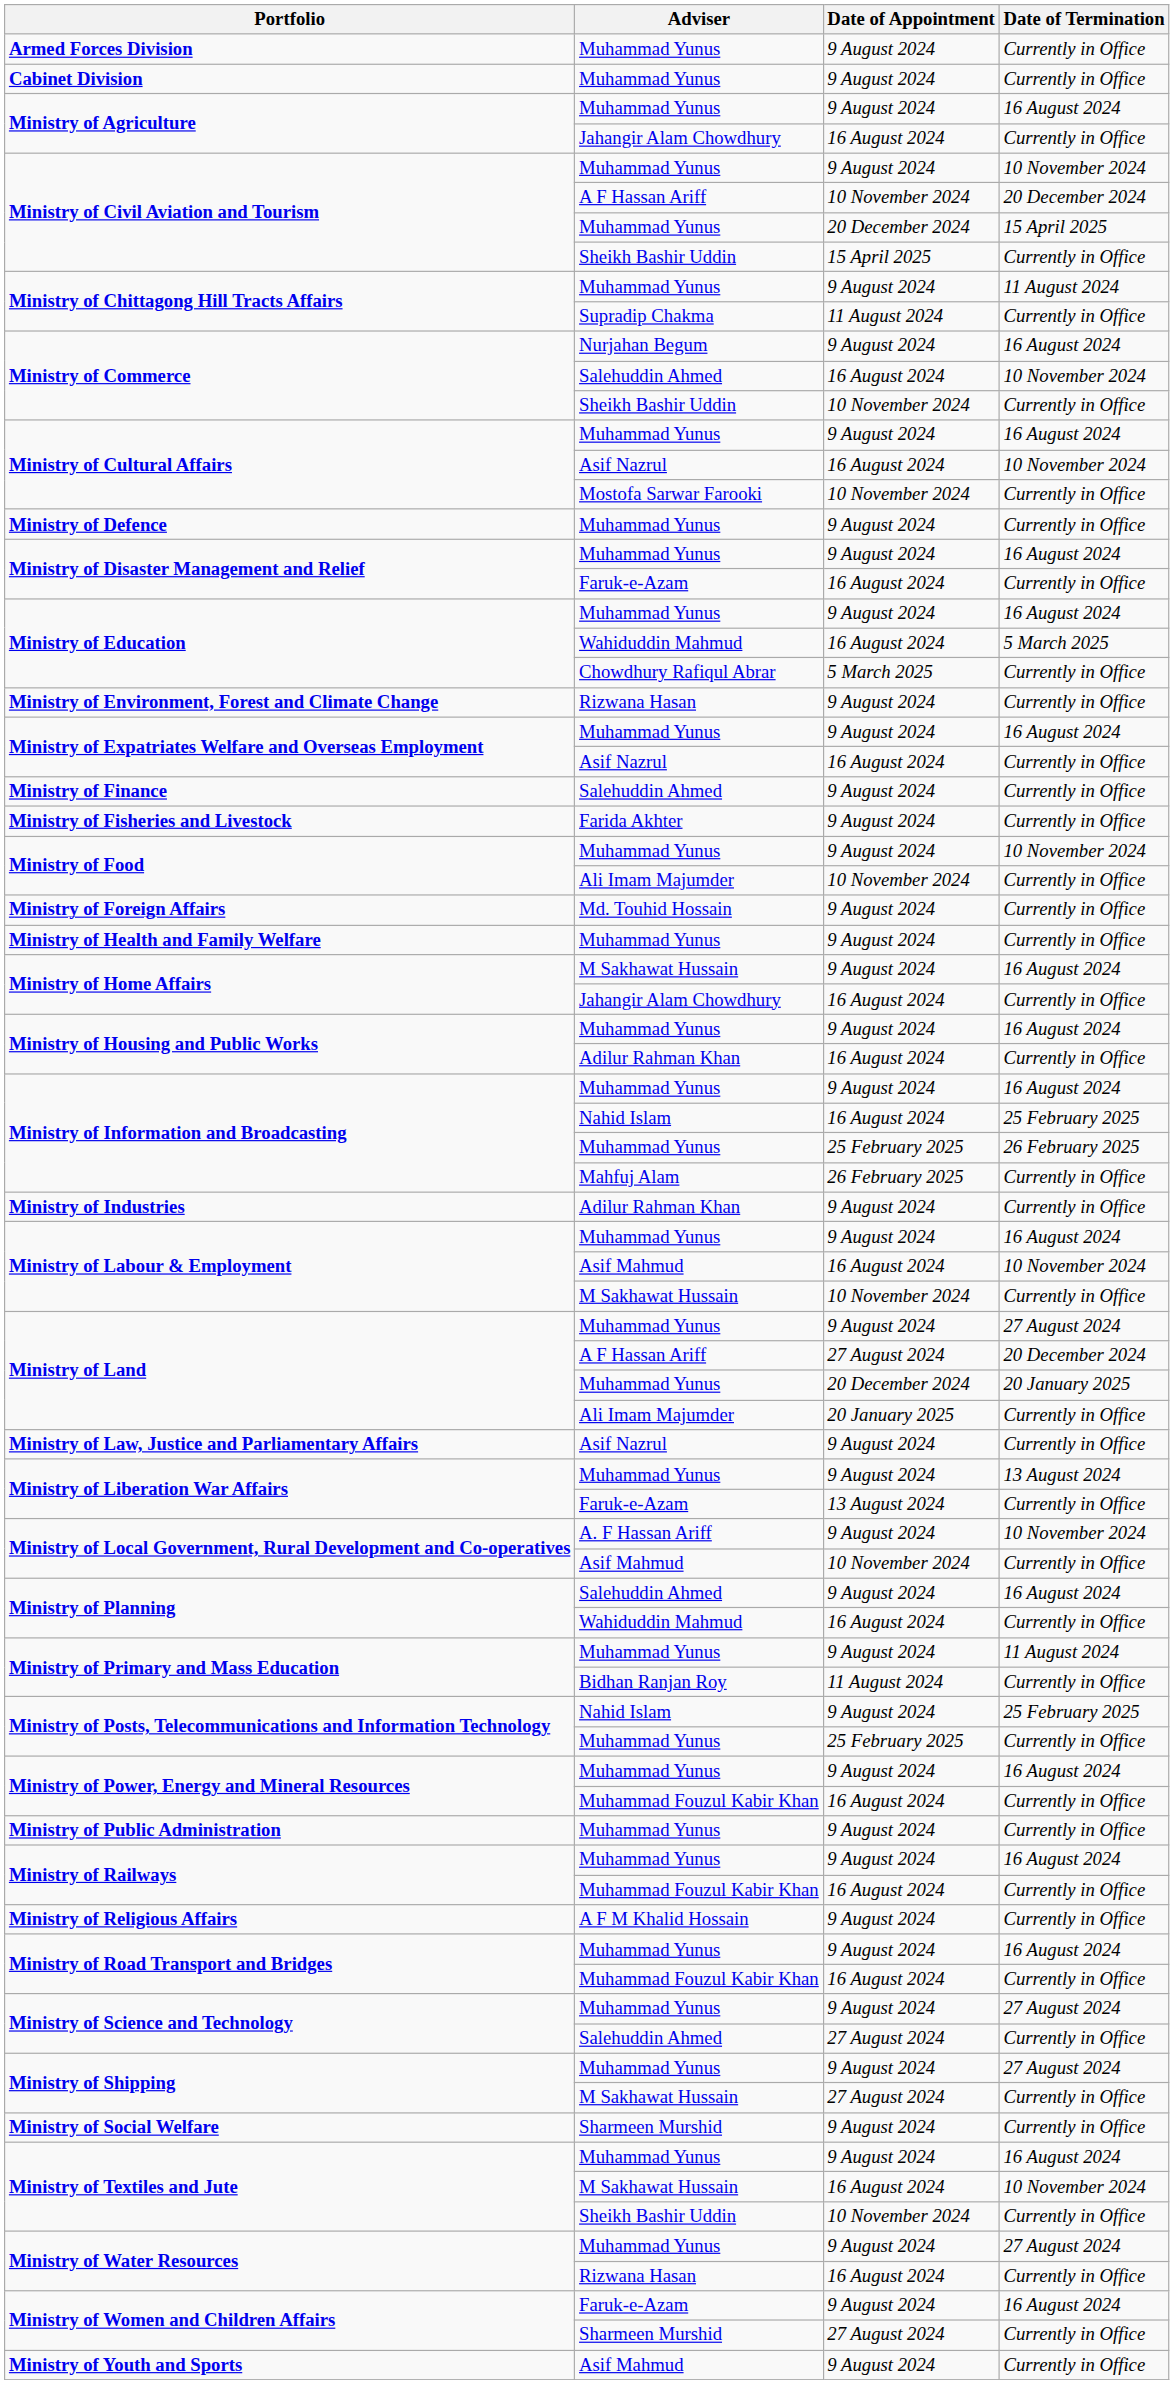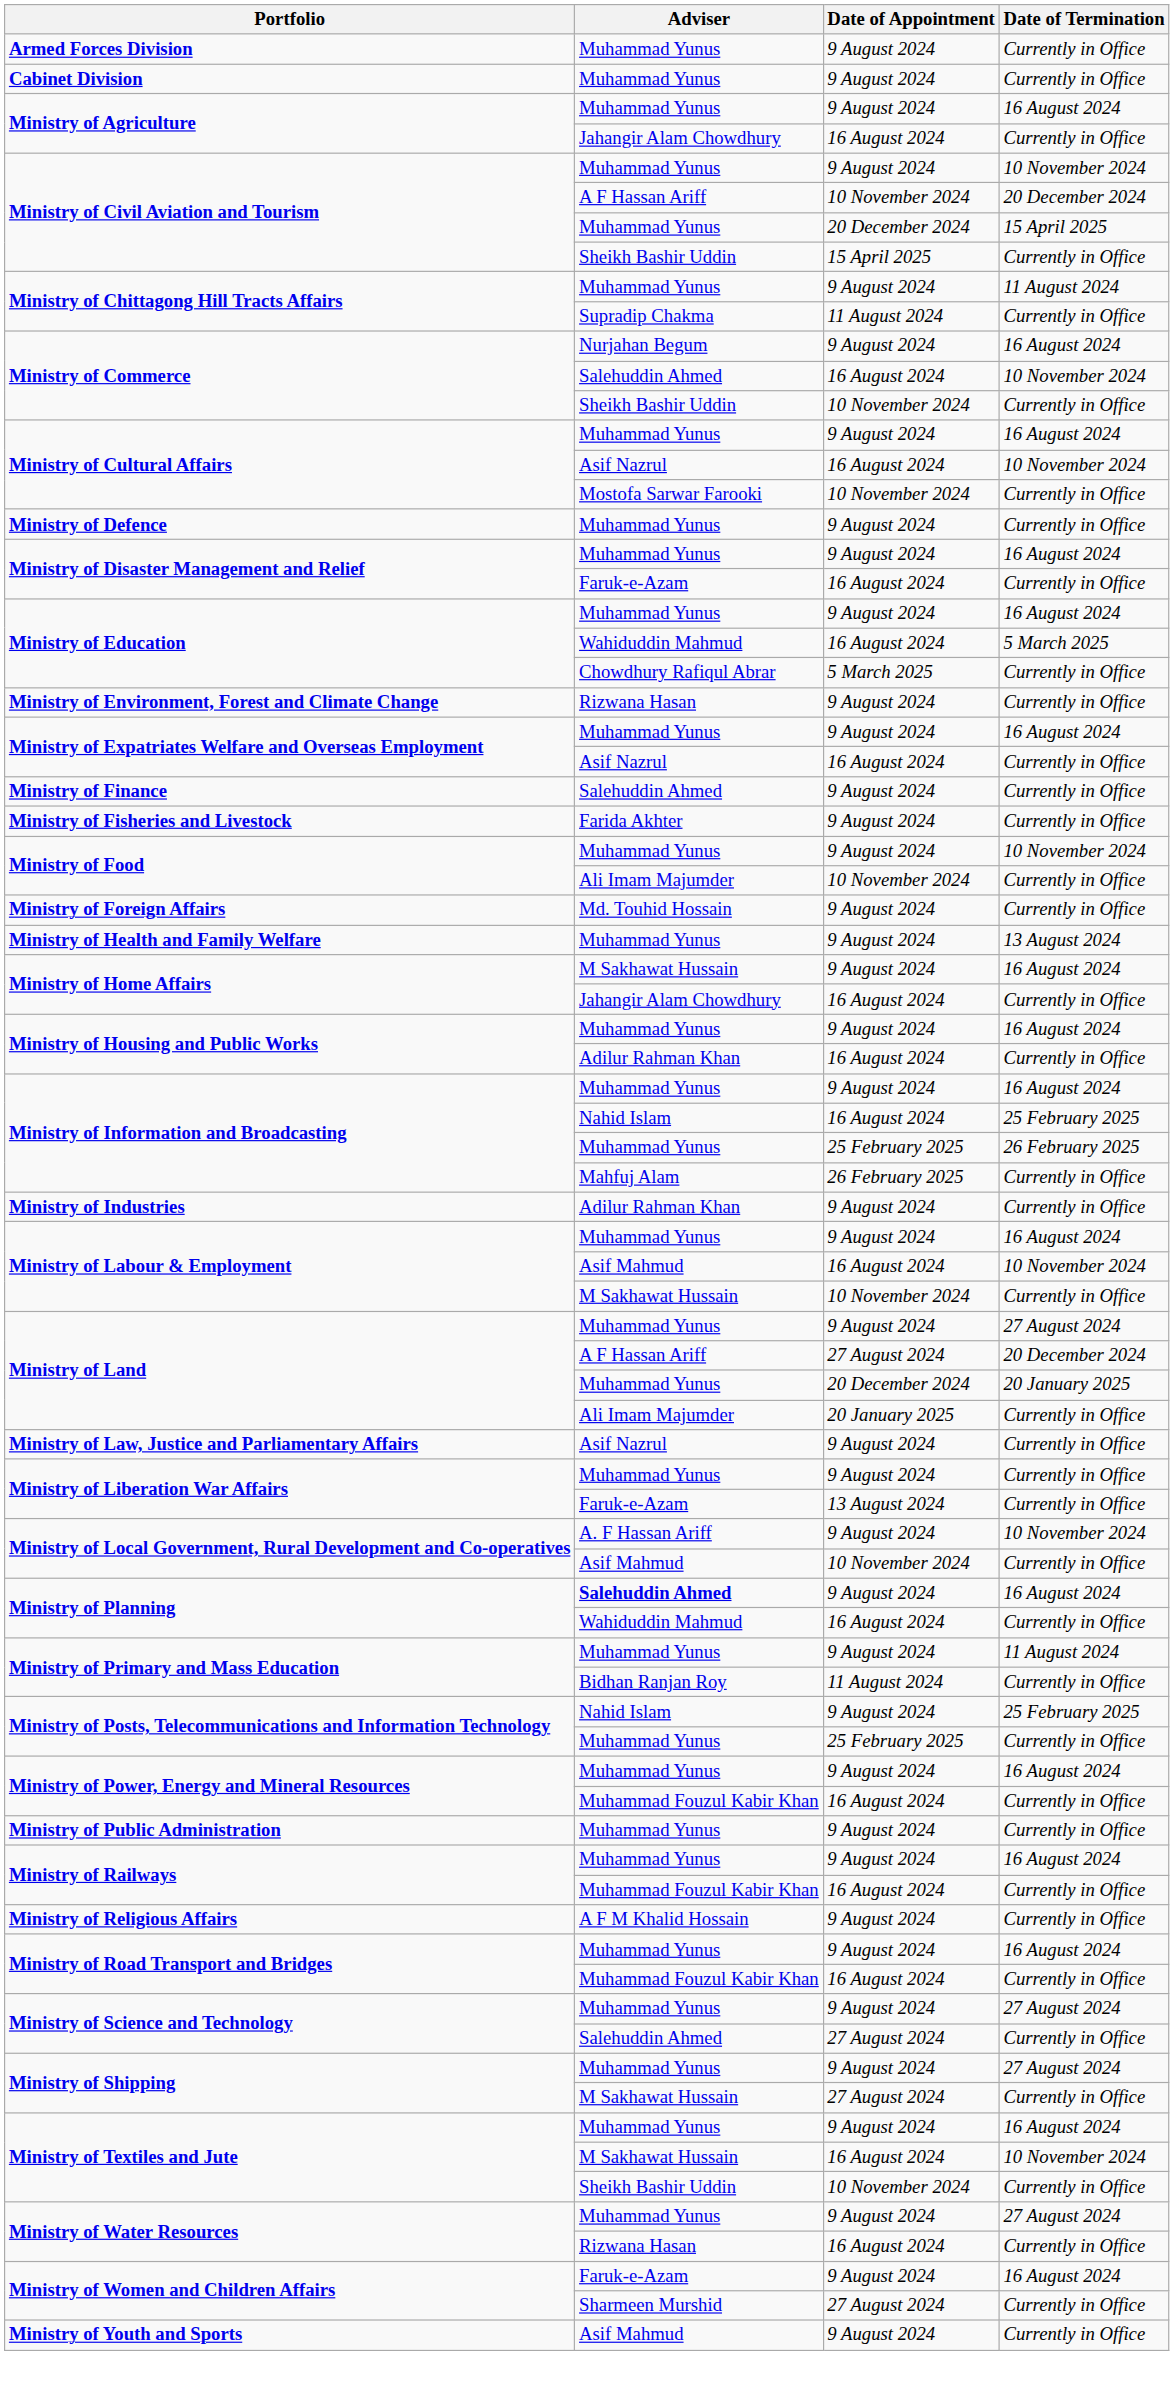(1074, 939) Currently in Office -> (1062, 939) 13 August 2024
(1062, 1474) 13 August 2024 -> (1074, 1474) Currently in Office
(651, 1592) normal -> (655, 1592) bold
- row: (114, 2127)
